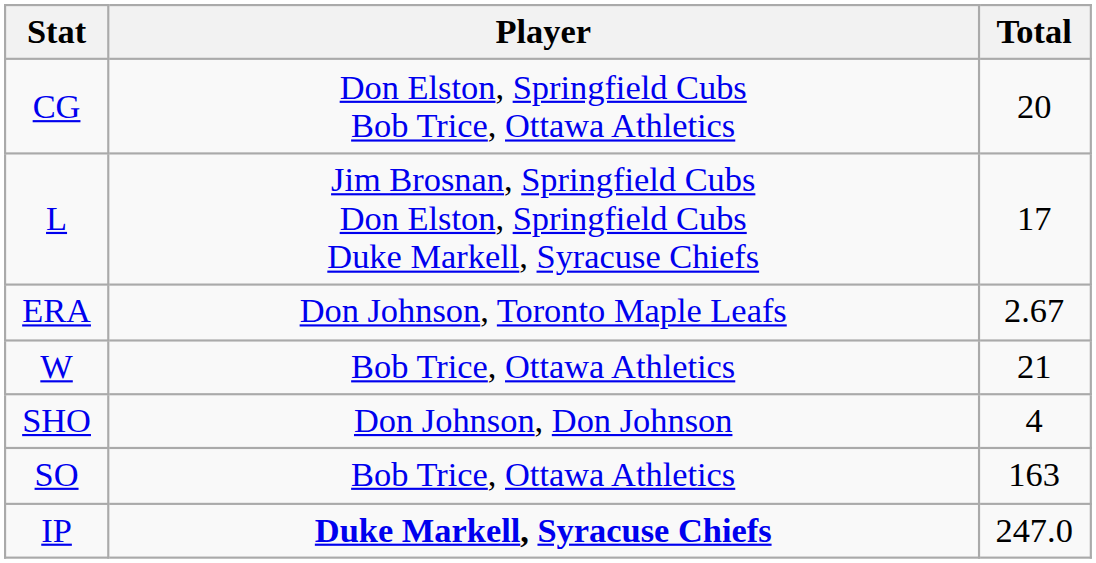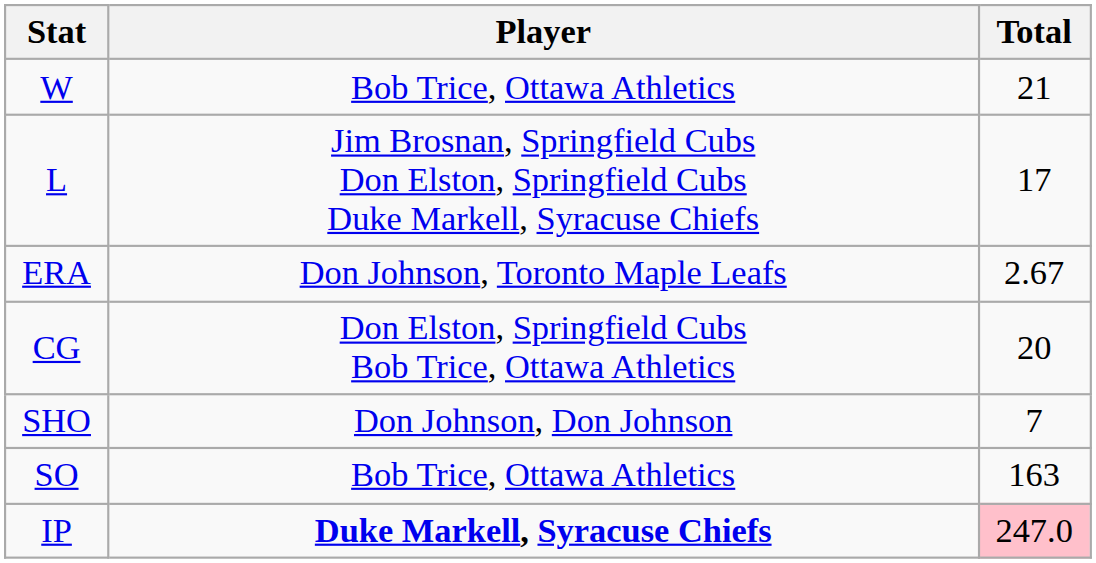rows swapped: (57, 366) <-> (57, 105)
(1034, 420) 4 -> (1034, 420) 7
(1034, 529) no background -> (1034, 529) pink background
